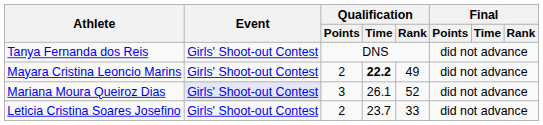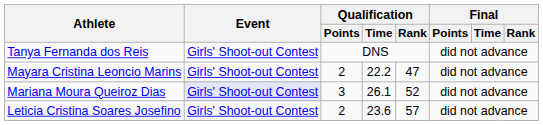(379, 72) bold -> (379, 72) normal
(412, 72) 49 -> (412, 72) 47
(379, 111) 23.7 -> (379, 111) 23.6
(412, 111) 33 -> (412, 111) 57
